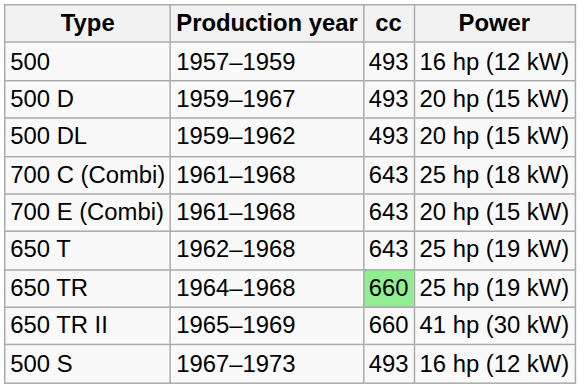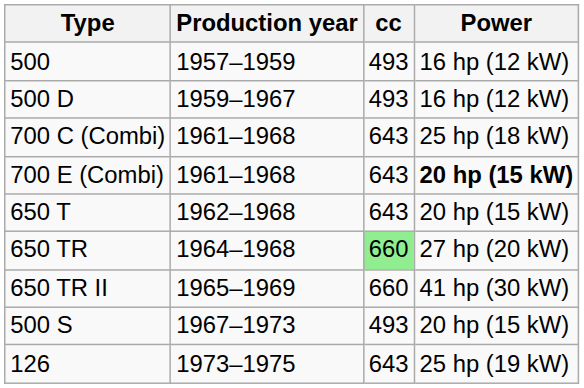(494, 99) 20 hp (15 kW) -> (494, 99) 16 hp (12 kW)
- row: (49, 136)
(494, 212) normal -> (496, 174) bold
(494, 250) 25 hp (19 kW) -> (494, 212) 20 hp (15 kW)
(494, 288) 25 hp (19 kW) -> (494, 250) 27 hp (20 kW)
(494, 363) 16 hp (12 kW) -> (494, 325) 20 hp (15 kW)
+ row: (30, 363)
